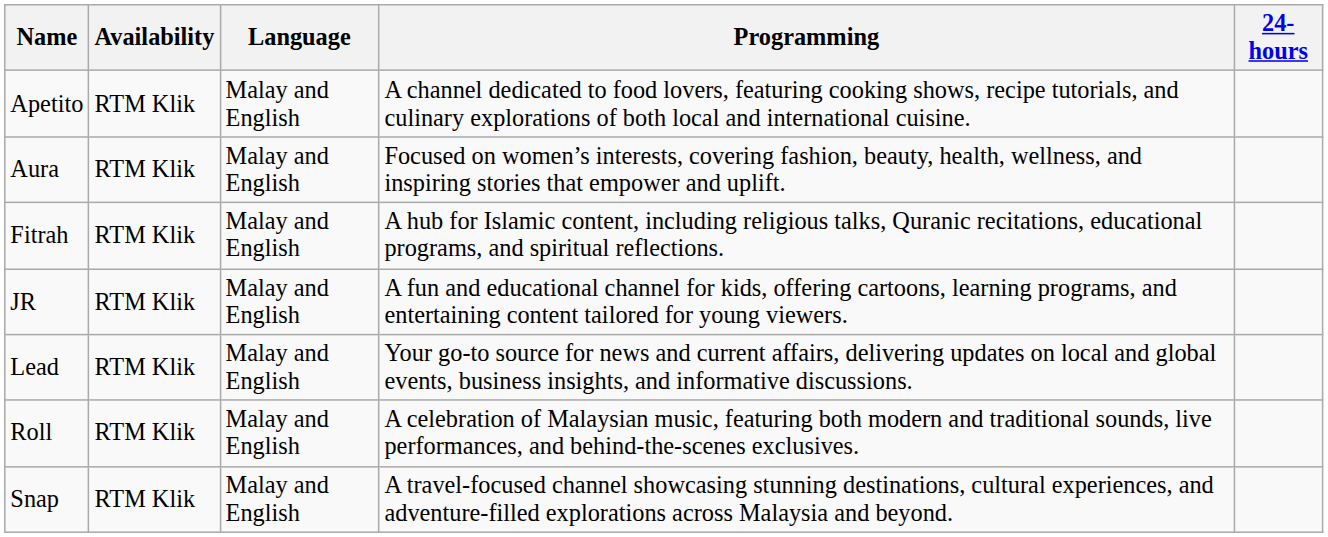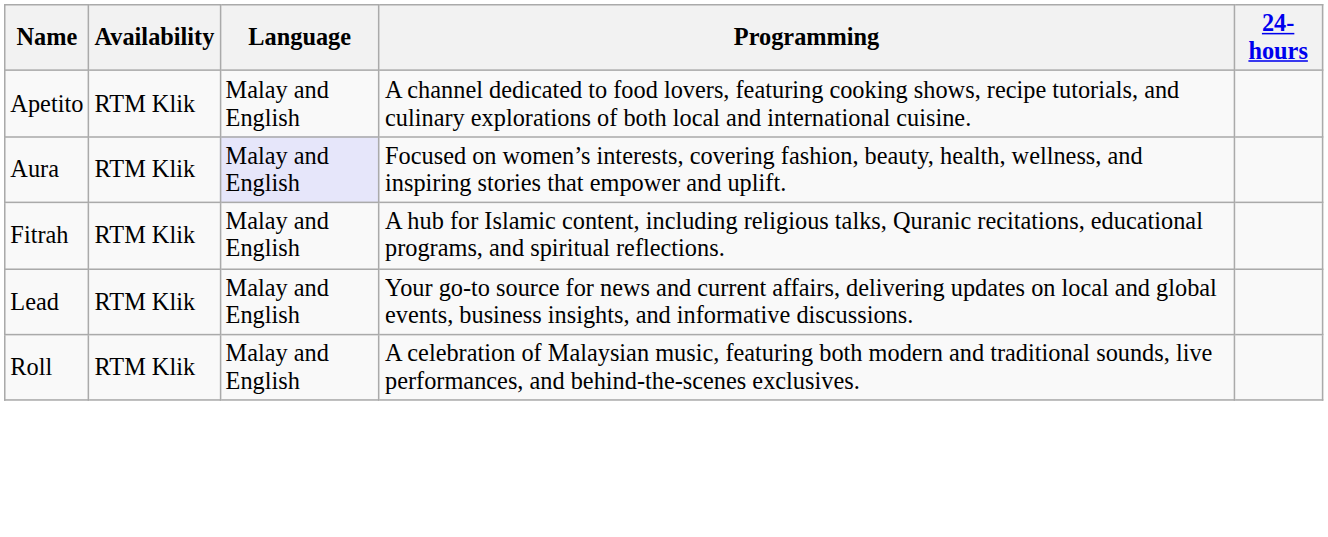(277, 169) no background -> (277, 169) lavender background
- row: (23, 301)
- row: (35, 498)
